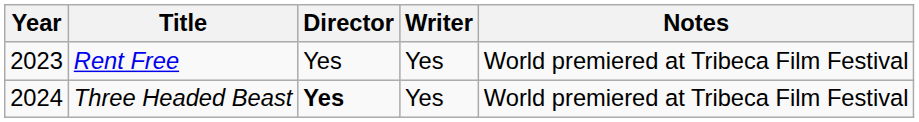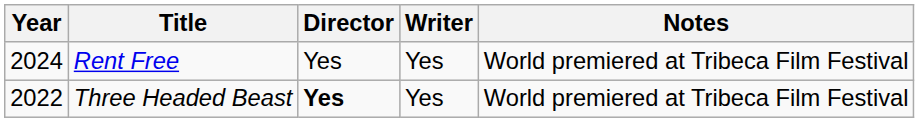(37, 60) 2023 -> (37, 60) 2024
(37, 98) 2024 -> (37, 98) 2022
